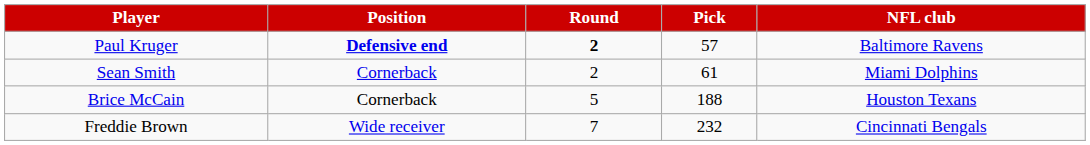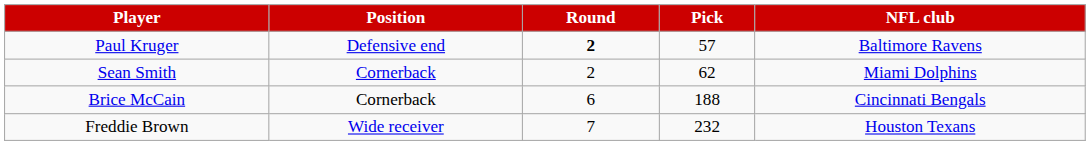(397, 45) bold -> (396, 45) normal
(709, 72) 61 -> (707, 72) 62
(594, 99) 5 -> (591, 99) 6
(921, 99) Houston Texans -> (920, 99) Cincinnati Bengals
(921, 126) Cincinnati Bengals -> (920, 126) Houston Texans
